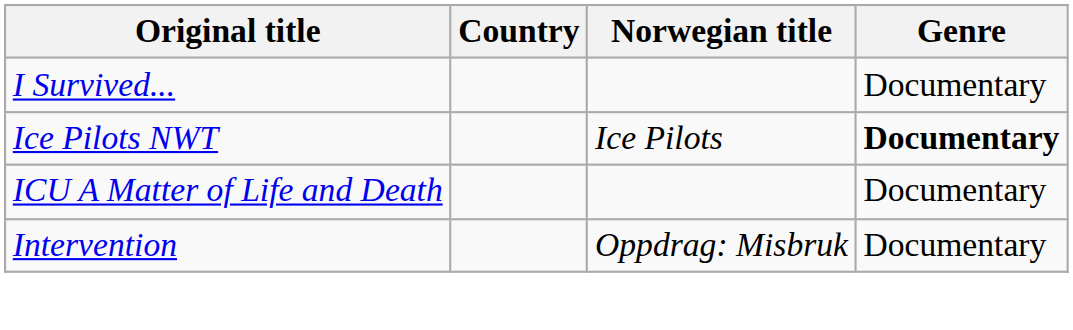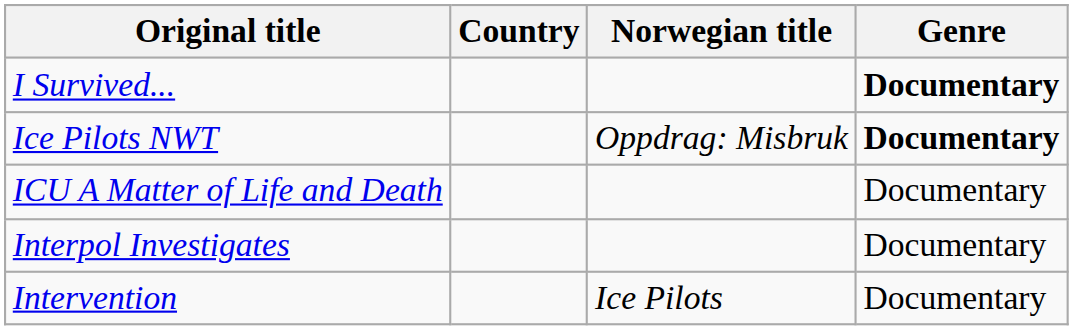(955, 84) normal -> (961, 84) bold
(659, 137) Ice Pilots -> (722, 137) Oppdrag: Misbruk
+ row: (151, 244)
(722, 244) Oppdrag: Misbruk -> (659, 297) Ice Pilots
